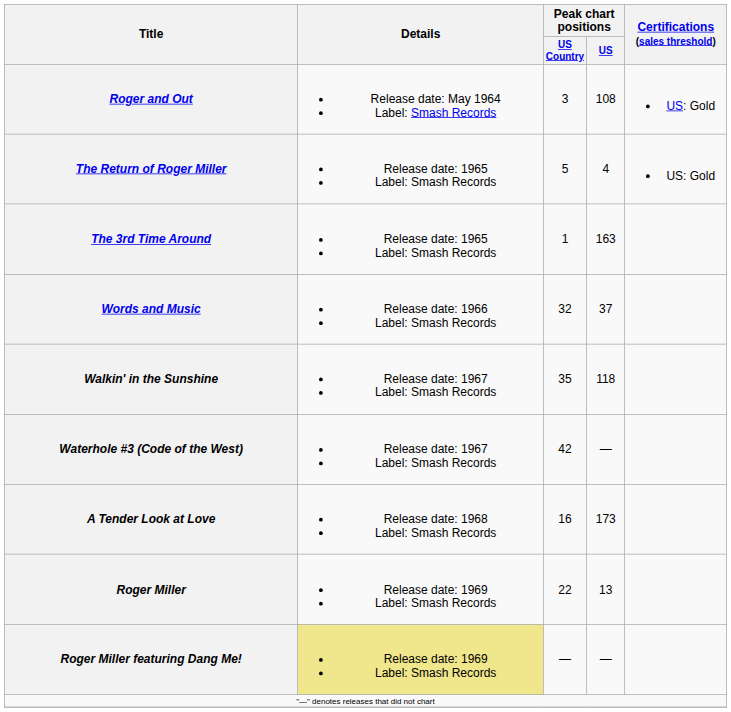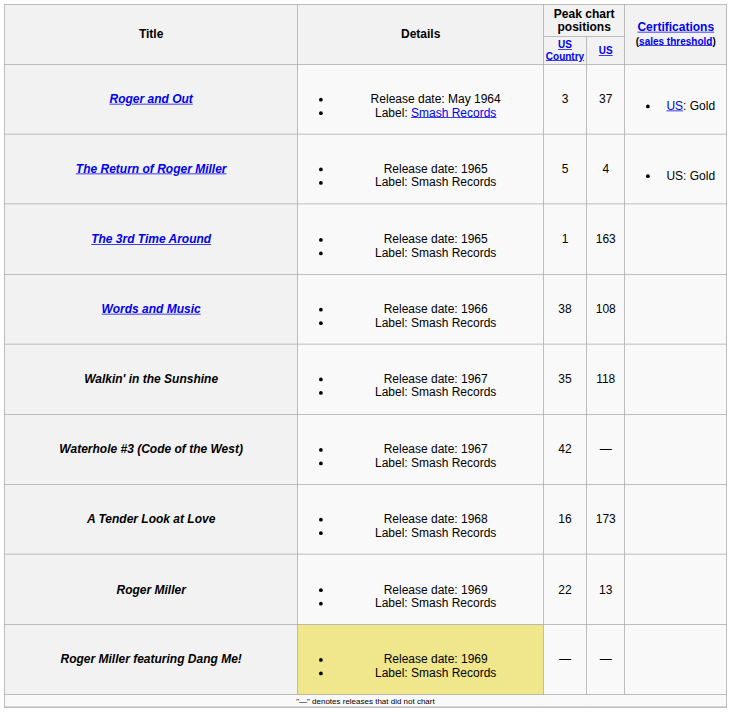(606, 99) 108 -> (606, 99) 37
(565, 309) 32 -> (565, 309) 38
(606, 309) 37 -> (606, 309) 108
